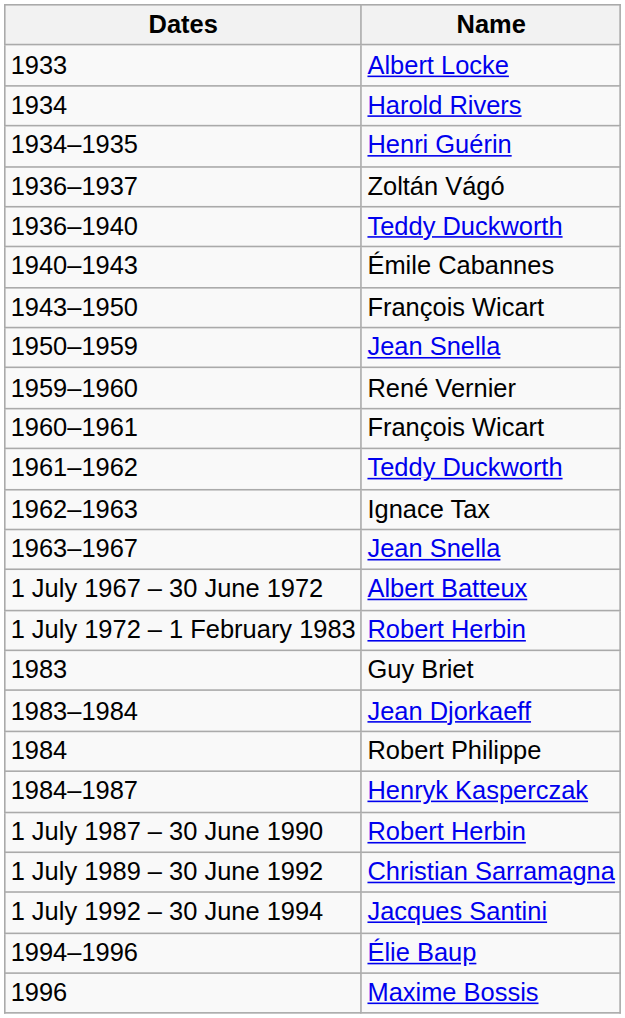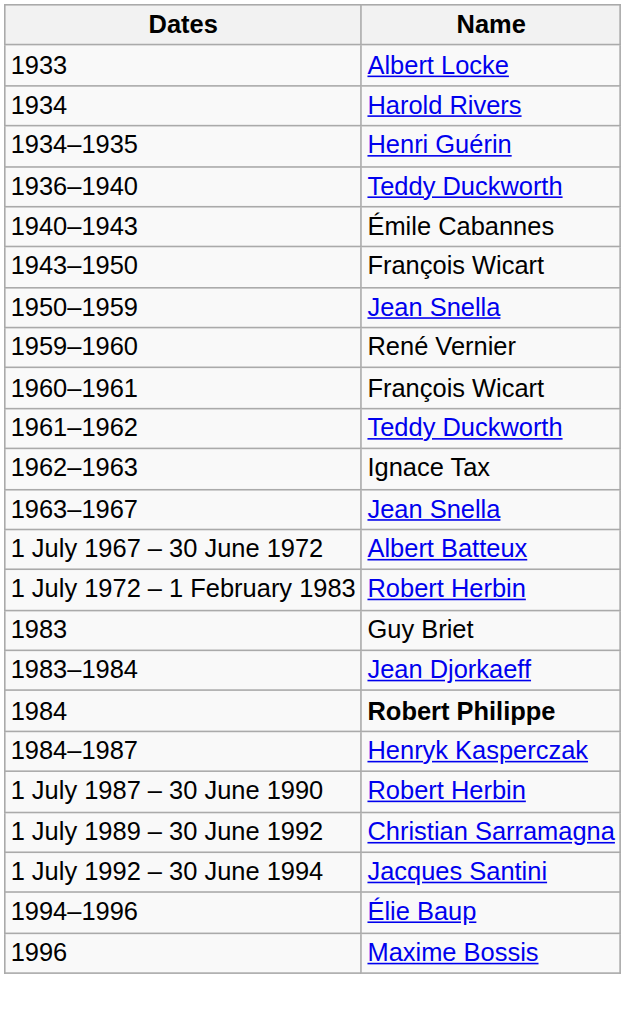- row: (74, 186)
(454, 750) normal -> (461, 710) bold
